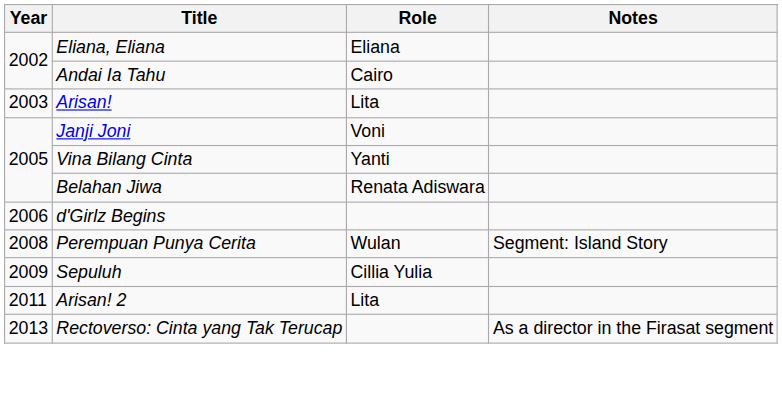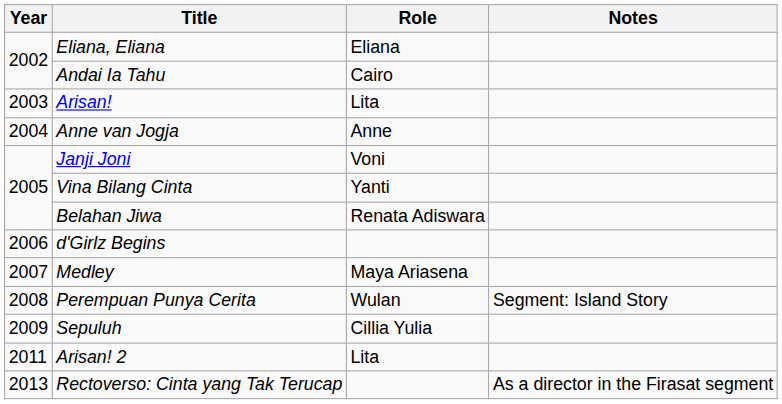+ row: (118, 131)
+ row: (85, 272)
